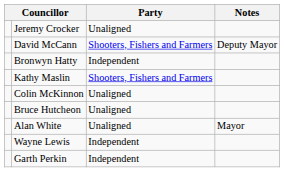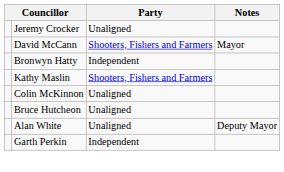(247, 45) Deputy Mayor -> (231, 45) Mayor
(231, 126) Mayor -> (247, 126) Deputy Mayor
- row: (42, 142)
